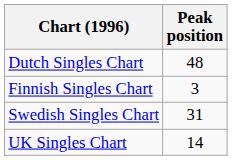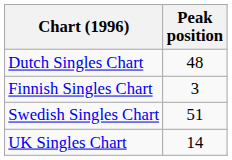(195, 115) 31 -> (195, 115) 51
